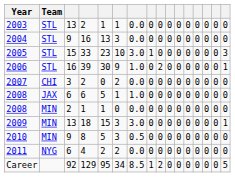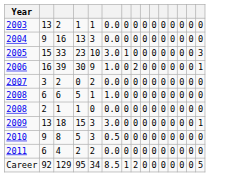- column: (52, 11)
